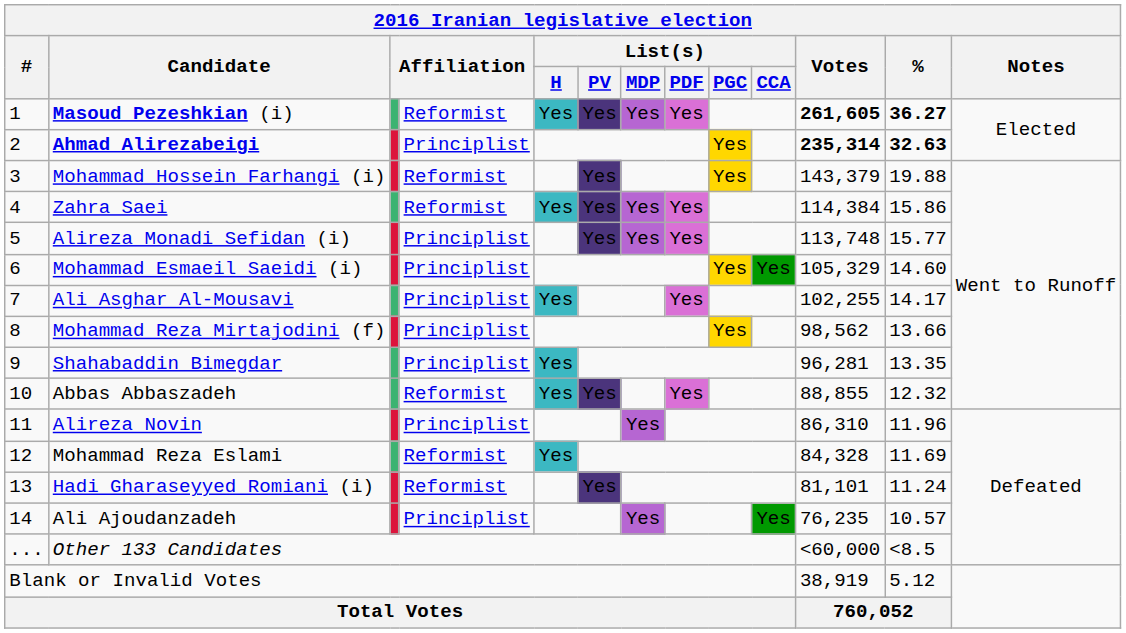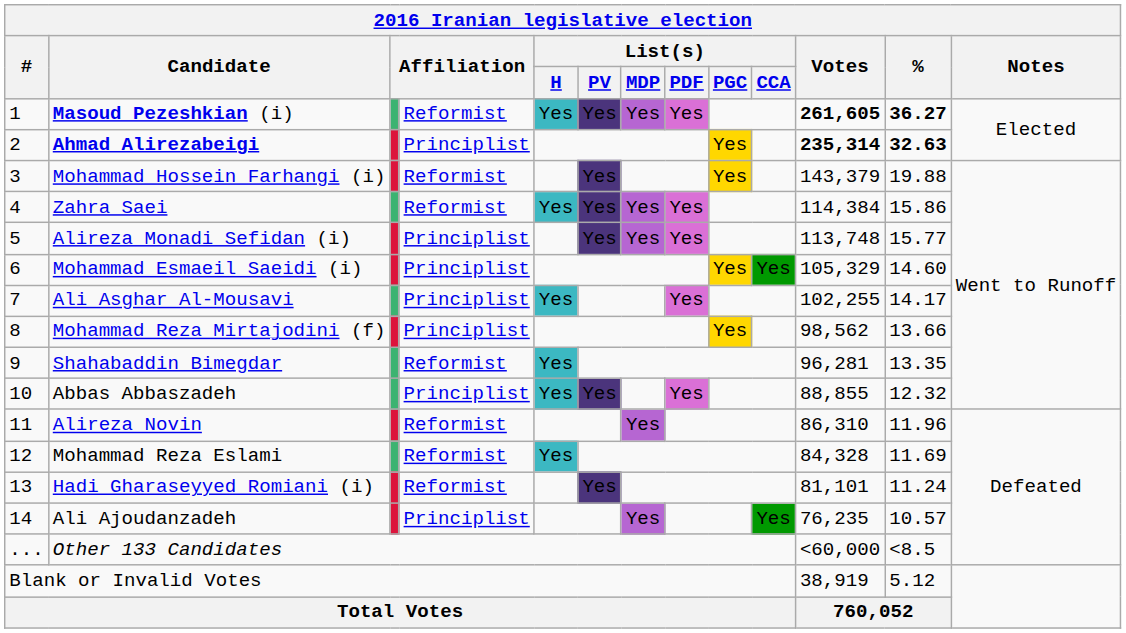(467, 363) Principlist -> (455, 363) Reformist
(455, 394) Reformist -> (467, 394) Principlist
(467, 425) Principlist -> (455, 425) Reformist
